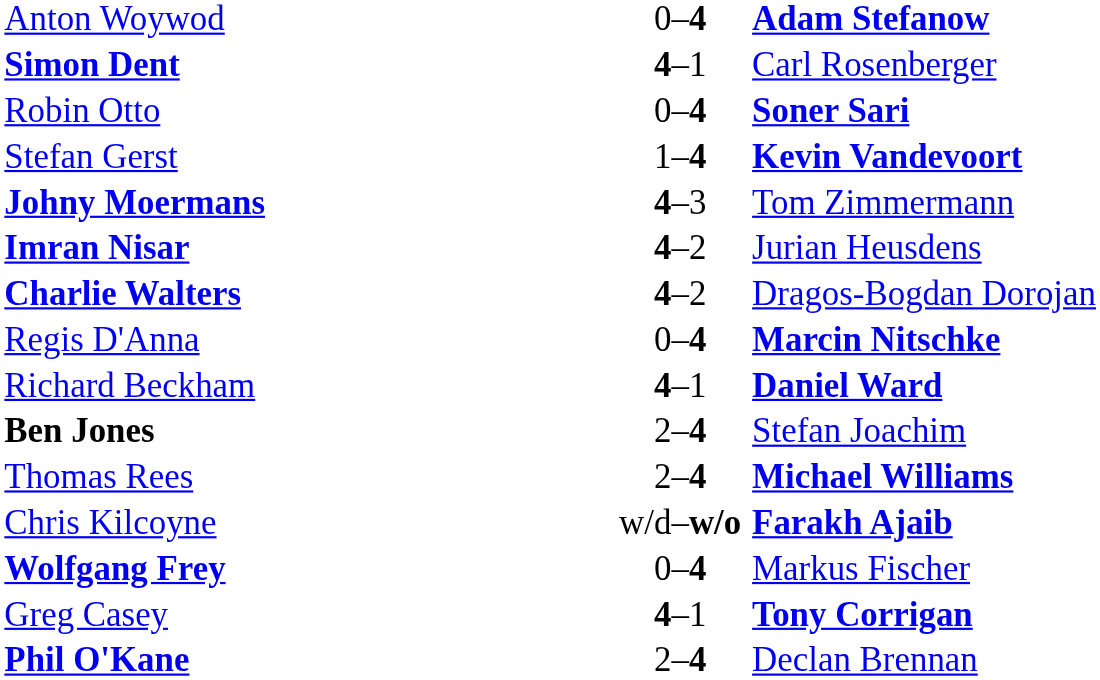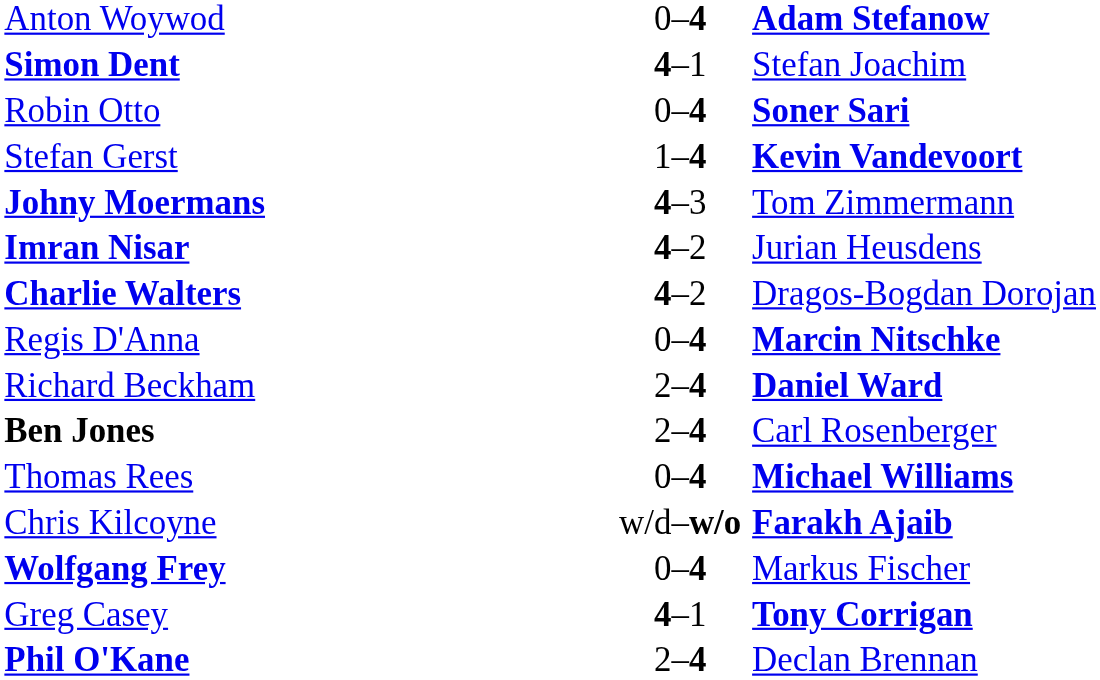(874, 64) Carl Rosenberger -> (859, 64) Stefan Joachim
(680, 385) 4–1 -> (680, 385) 2–4
(859, 430) Stefan Joachim -> (874, 430) Carl Rosenberger
(680, 476) 2–4 -> (680, 476) 0–4
